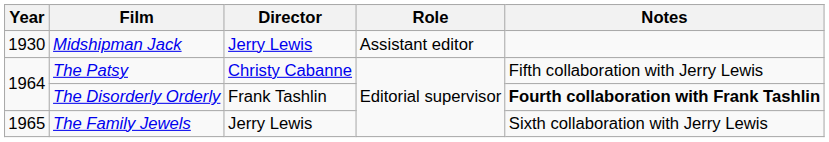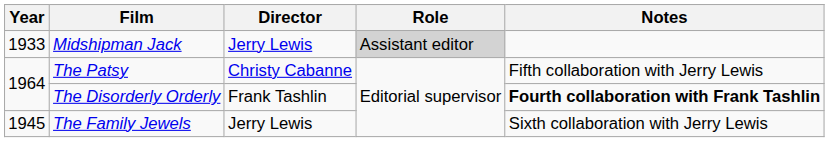(27, 44) 1930 -> (27, 44) 1933
(417, 44) no background -> (417, 44) lightgrey background
(27, 123) 1965 -> (27, 123) 1945
